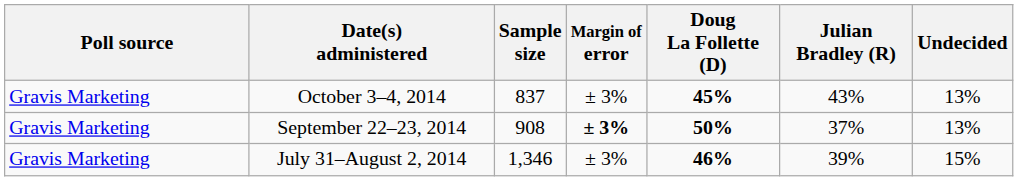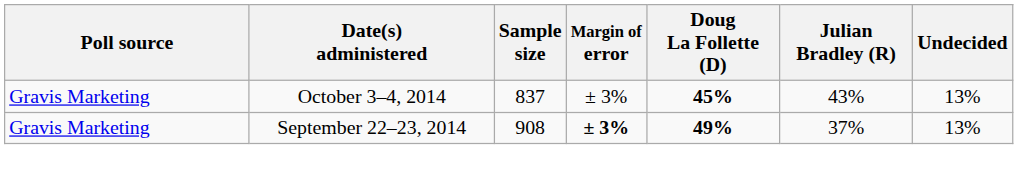(713, 127) 50% -> (713, 127) 49%
- row: (372, 159)
